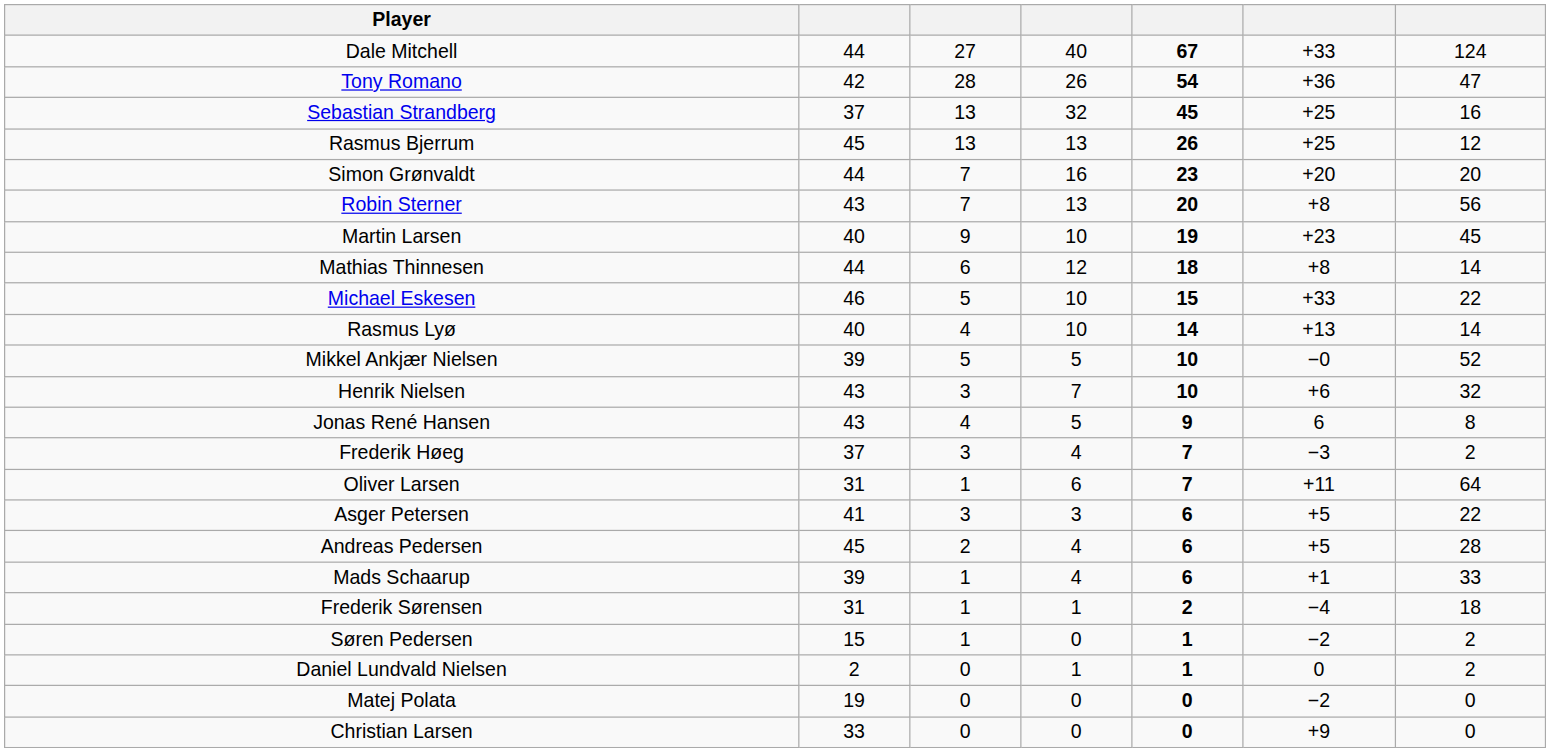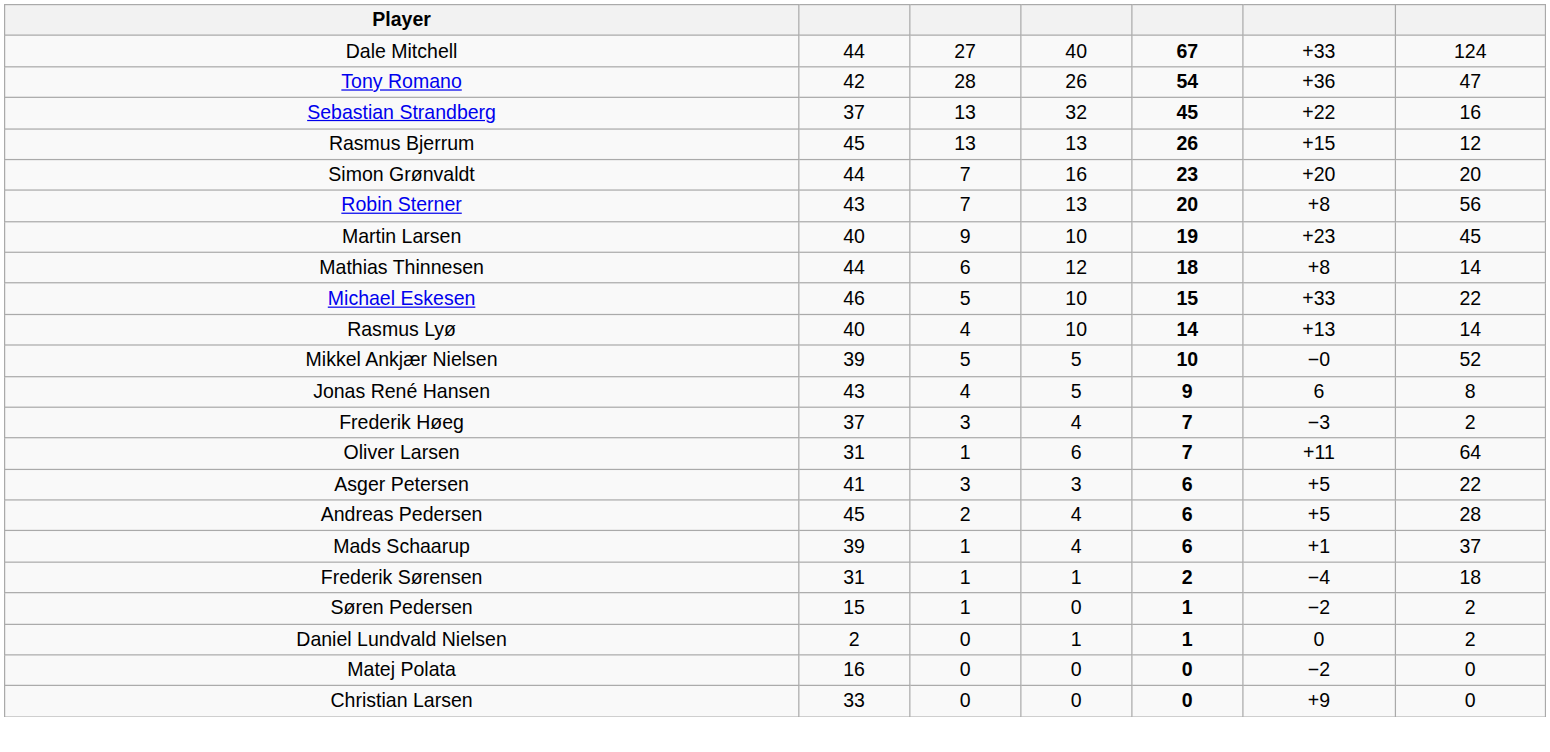(1319, 112) +25 -> (1319, 112) +22
(1319, 143) +25 -> (1319, 143) +15
- row: (402, 391)
(1470, 577) 33 -> (1470, 546) 37
(854, 701) 19 -> (854, 670) 16
